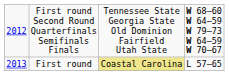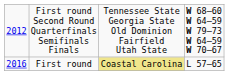(17, 64) 2013 -> (17, 64) 2016
